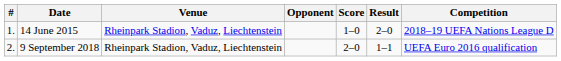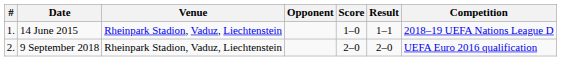(384, 30) 2–0 -> (384, 30) 1–1
(384, 47) 1–1 -> (384, 47) 2–0
